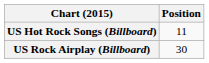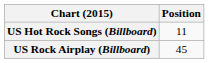(181, 49) 30 -> (181, 49) 45
